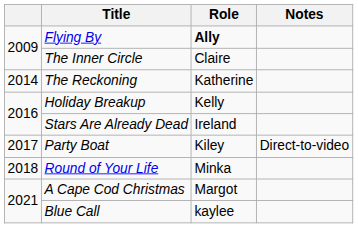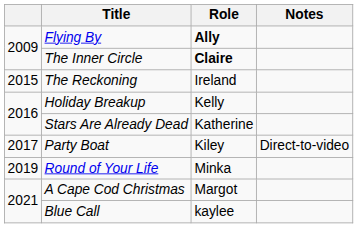(212, 59) normal -> (214, 59) bold
(23, 80) 2014 -> (23, 80) 2015
(224, 80) Katherine -> (215, 80) Ireland
(215, 124) Ireland -> (224, 124) Katherine
(23, 168) 2018 -> (23, 168) 2019
